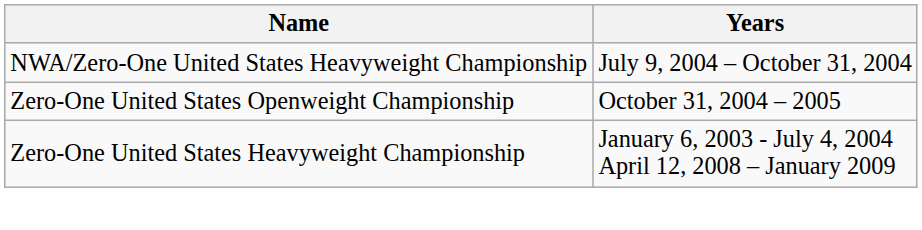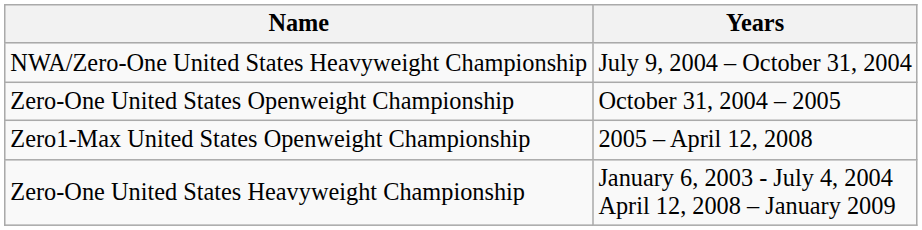+ row: (270, 139)
